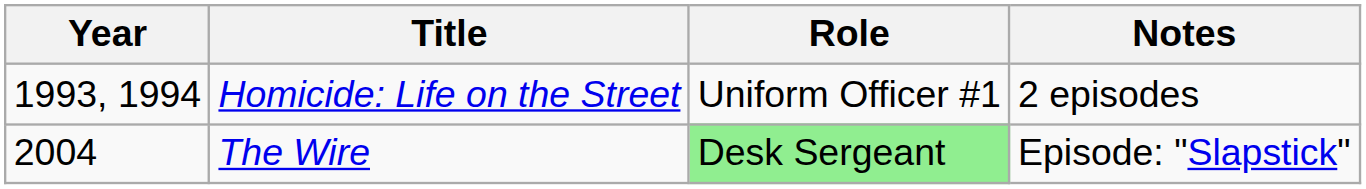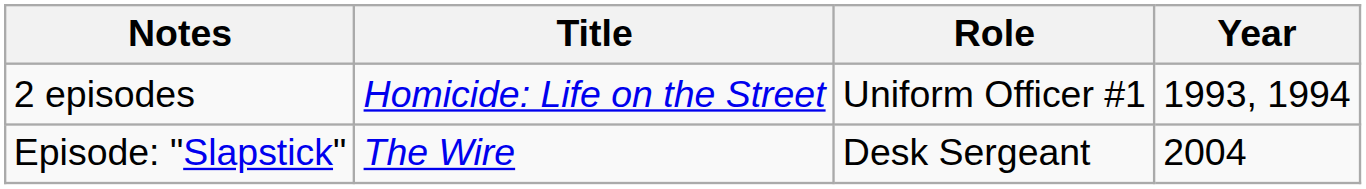columns swapped: (107, 34) <-> (1184, 34)
(822, 152) lightgreen background -> (967, 152) no background
